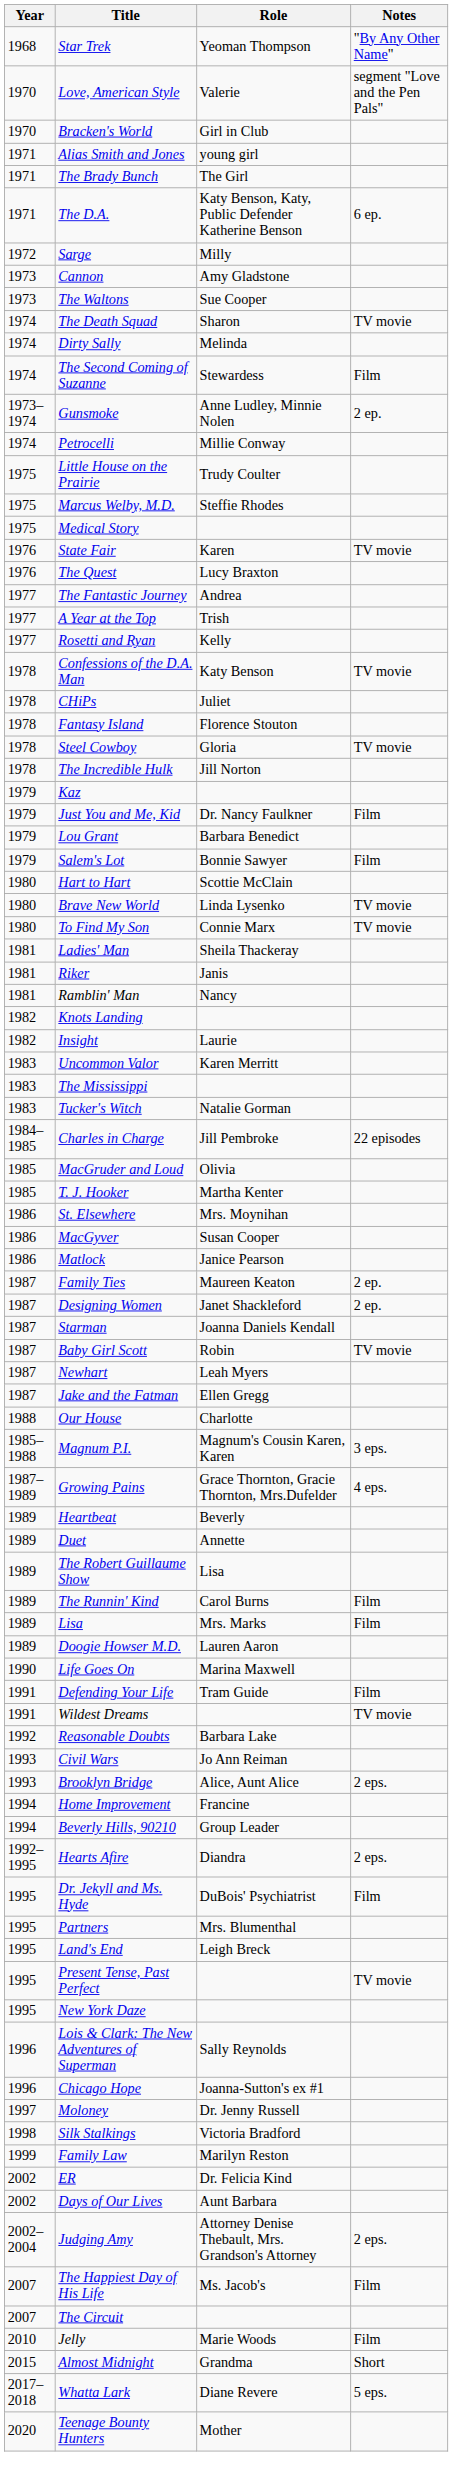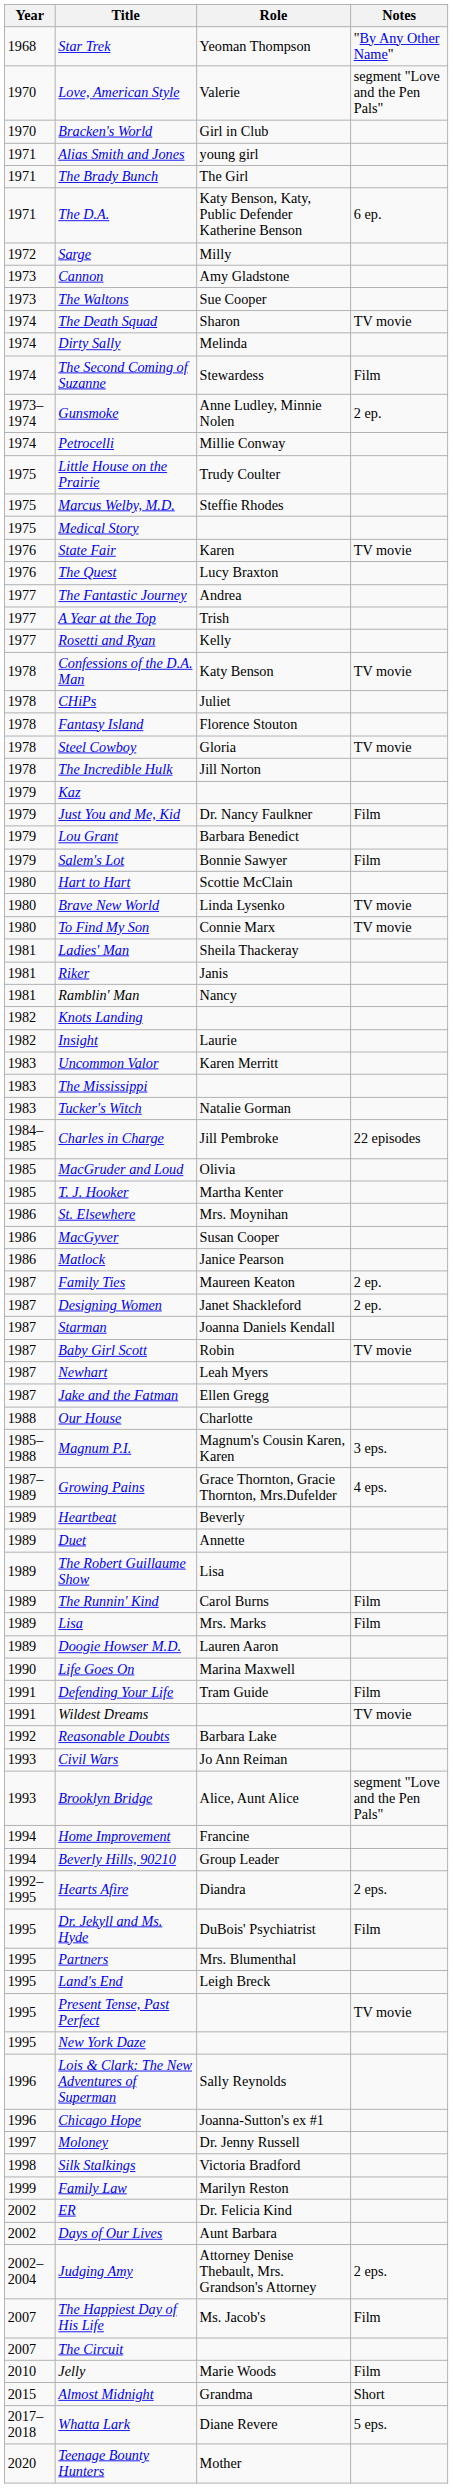(370, 1782) 2 eps. -> (397, 1798) segment "Love and the Pen Pals"
